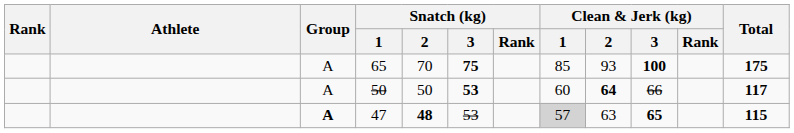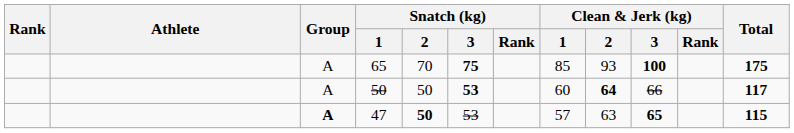(425, 115) 48 -> (425, 115) 50
(563, 115) lightgrey background -> (563, 115) no background
